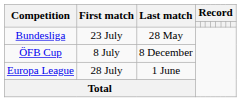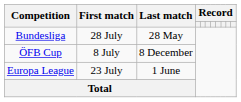(107, 35) 23 July -> (107, 35) 28 July
(107, 70) 28 July -> (107, 70) 23 July
